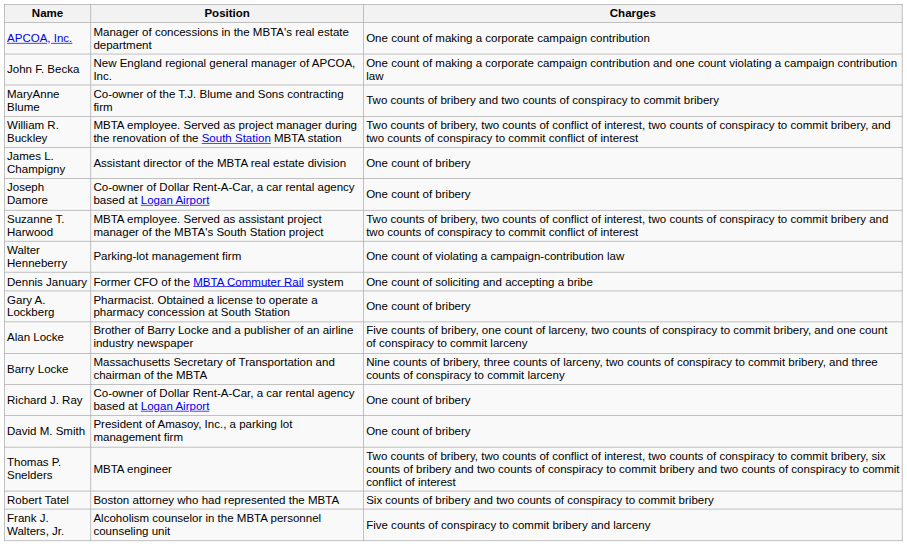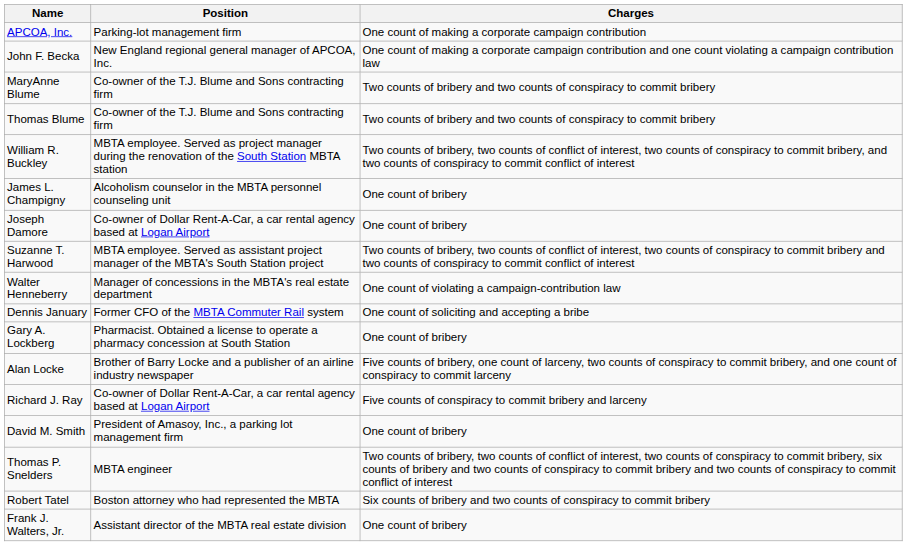(221, 38) Manager of concessions in the MBTA's real estate department -> (168, 31) Parking-lot management firm
+ row: (46, 119)
(220, 163) Assistant director of the MBTA real estate division -> (207, 194) Alcoholism counselor in the MBTA personnel counseling unit
(167, 256) Parking-lot management firm -> (221, 288) Manager of concessions in the MBTA's real estate department
- row: (38, 368)
(418, 400) One count of bribery -> (505, 400) Five counts of conspiracy to commit bribery and larceny
(207, 525) Alcoholism counselor in the MBTA personnel counseling unit -> (220, 525) Assistant director of the MBTA real estate division
(508, 525) Five counts of conspiracy to commit bribery and larceny -> (415, 525) One count of bribery
